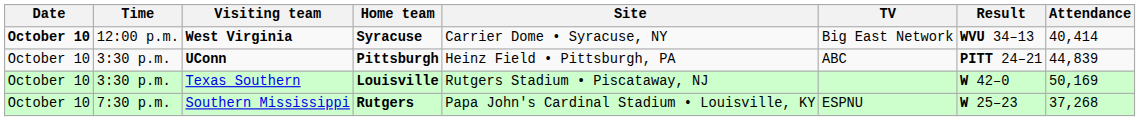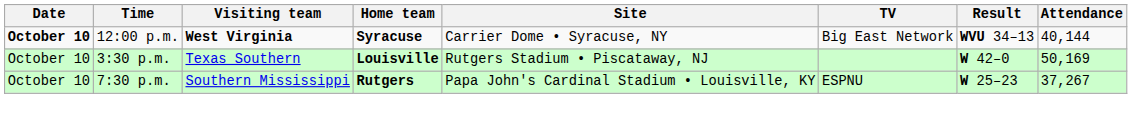(1074, 38) 40,414 -> (1065, 38) 40,144
- row: (206, 60)
(1074, 104) 37,268 -> (1065, 82) 37,267
